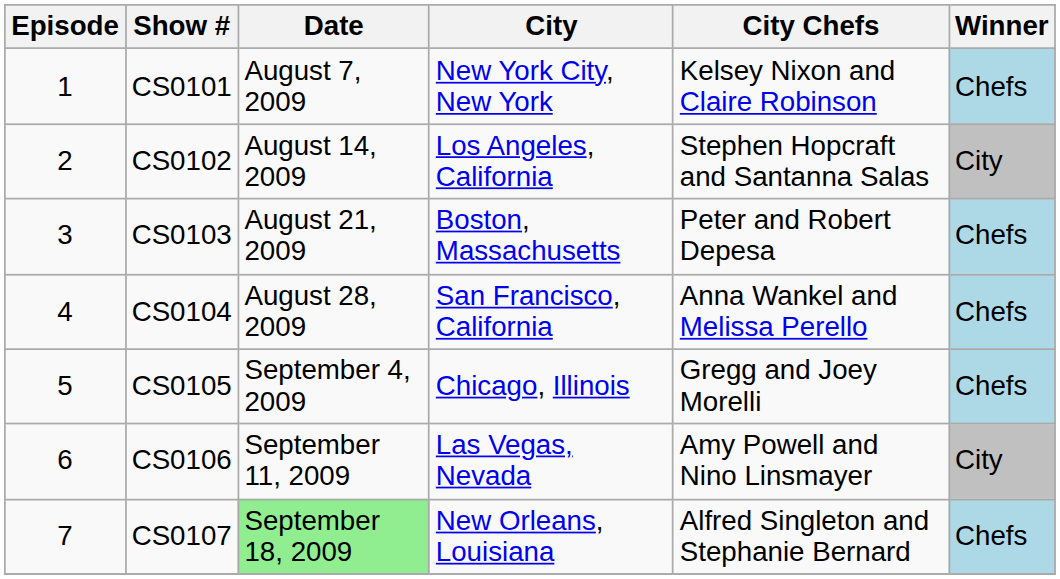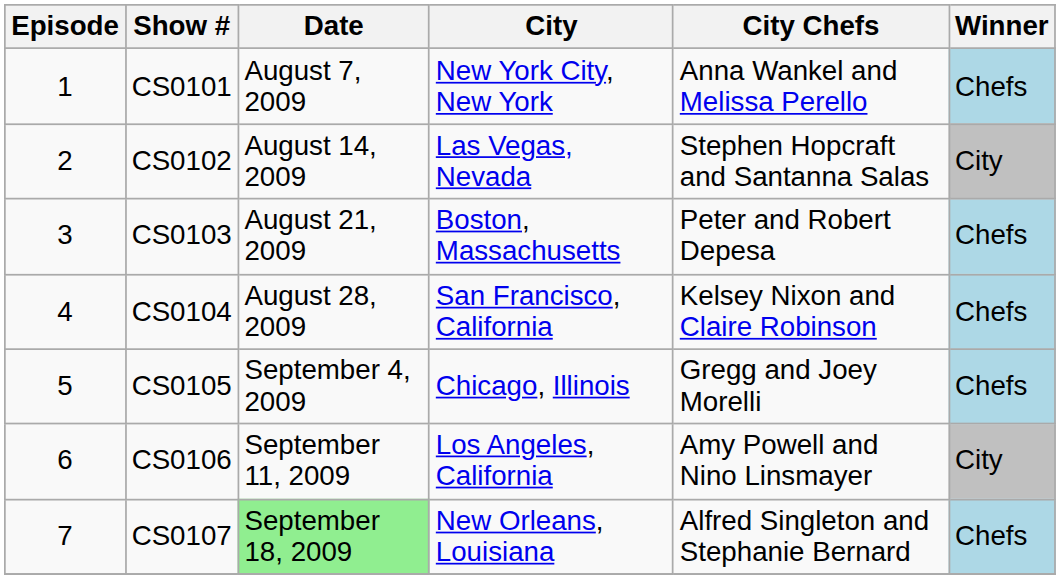(788, 85) Kelsey Nixon and Claire Robinson -> (789, 85) Anna Wankel and Melissa Perello
(515, 160) Los Angeles, California -> (504, 160) Las Vegas, Nevada
(789, 311) Anna Wankel and Melissa Perello -> (788, 311) Kelsey Nixon and Claire Robinson
(504, 461) Las Vegas, Nevada -> (515, 461) Los Angeles, California
